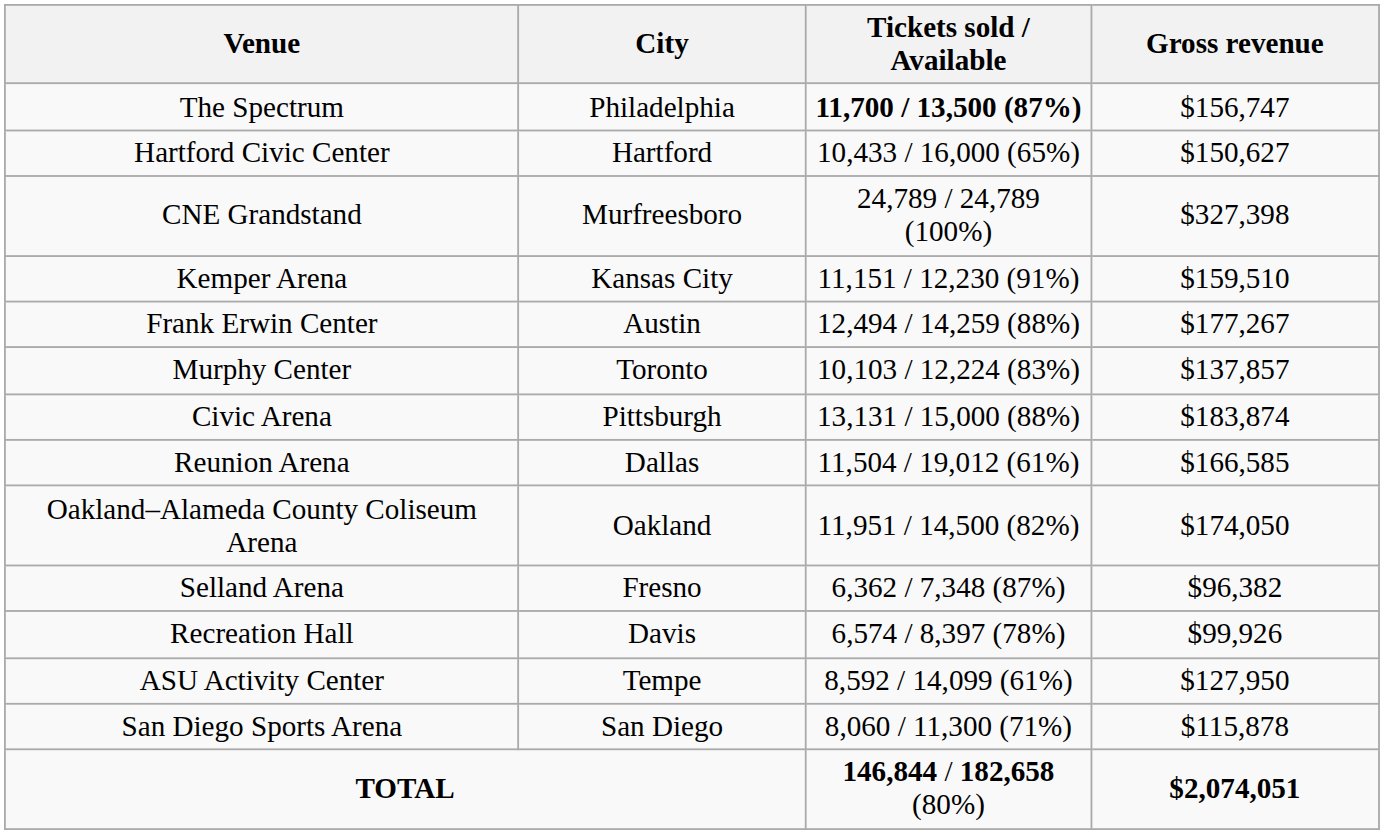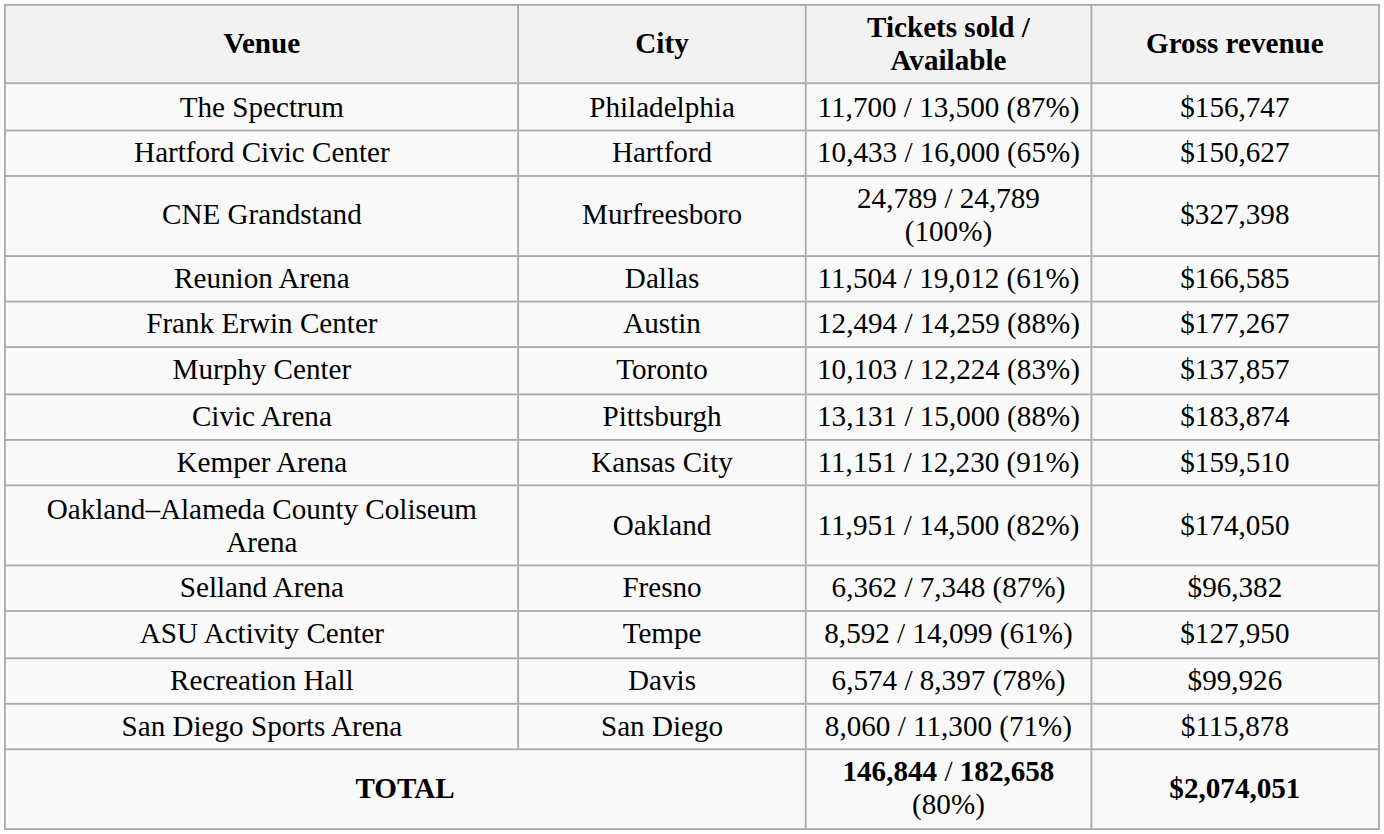(948, 106) bold -> (948, 106) normal
rows swapped: (262, 462) <-> (262, 277)
rows swapped: (262, 633) <-> (262, 680)
